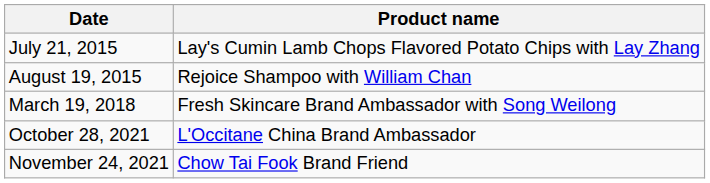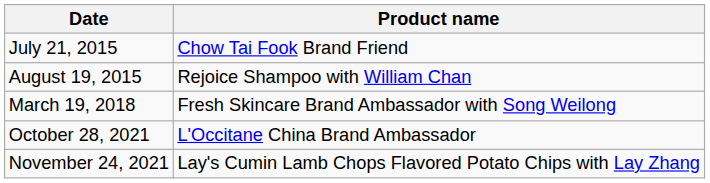(439, 47) Lay's Cumin Lamb Chops Flavored Potato Chips with Lay Zhang -> (293, 47) Chow Tai Fook Brand Friend
(293, 163) Chow Tai Fook Brand Friend -> (439, 163) Lay's Cumin Lamb Chops Flavored Potato Chips with Lay Zhang
